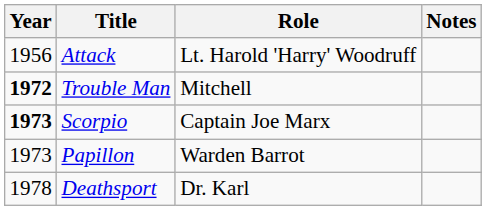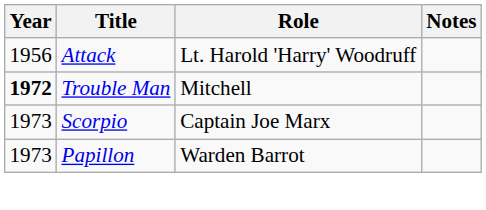(31, 121) bold -> (31, 121) normal
- row: (109, 188)
